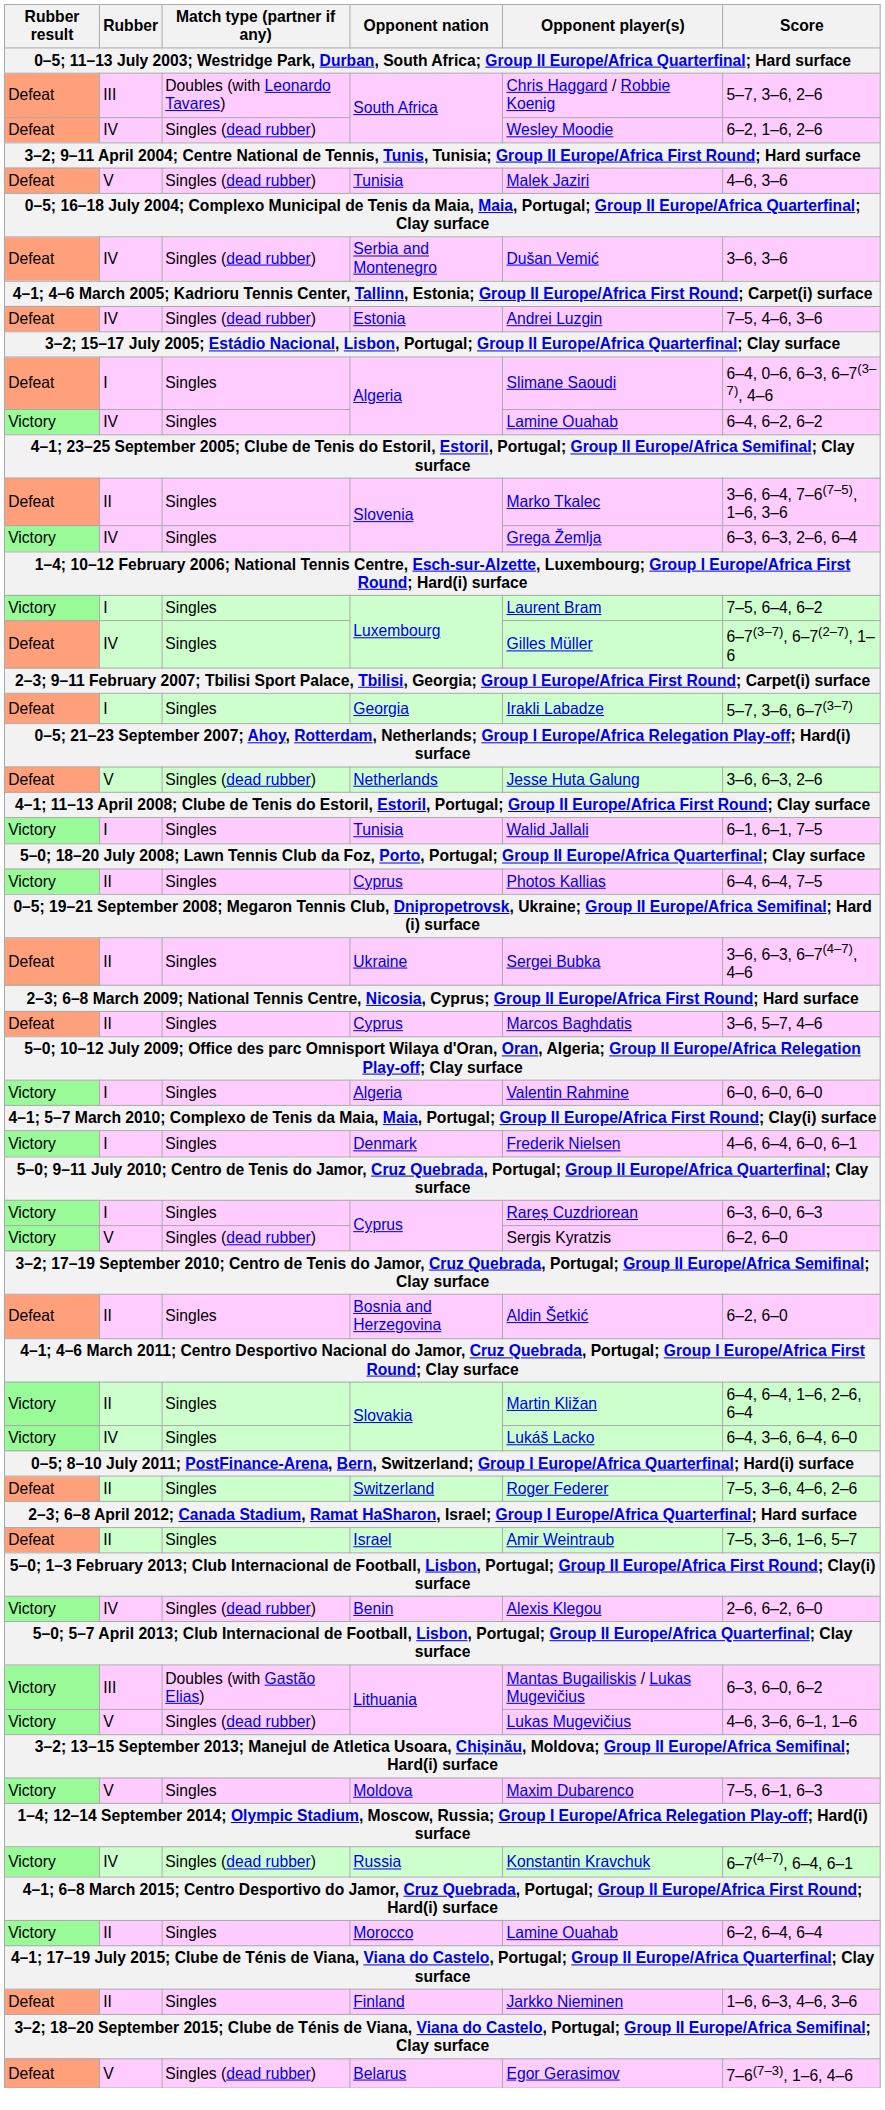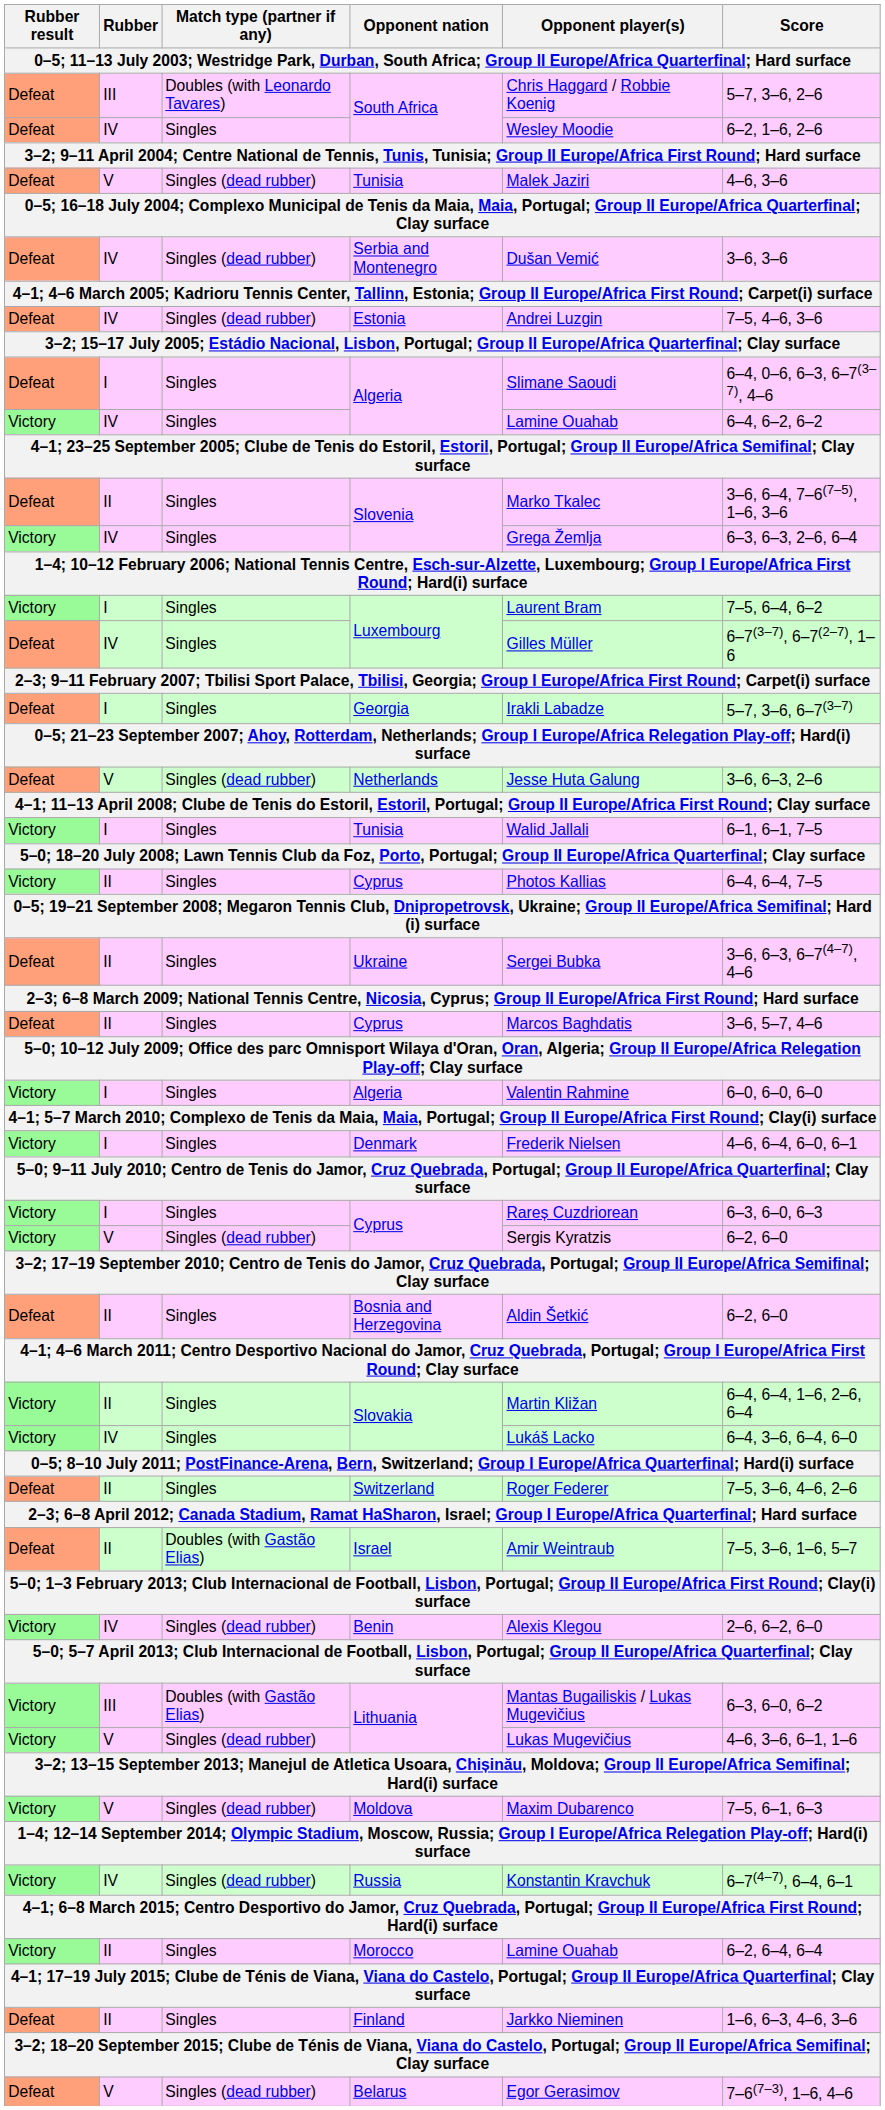(241, 129) Singles (dead rubber) -> (191, 129) Singles
(191, 1539) Singles -> (240, 1548) Doubles (with Gastão Elias)
(191, 1790) Singles -> (241, 1808) Singles (dead rubber)
